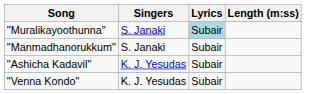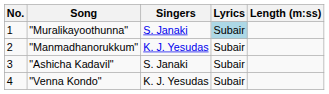+ column: (16, 13)
(143, 47) S. Janaki -> (176, 47) K. J. Yesudas
(154, 64) K. J. Yesudas -> (165, 64) S. Janaki
